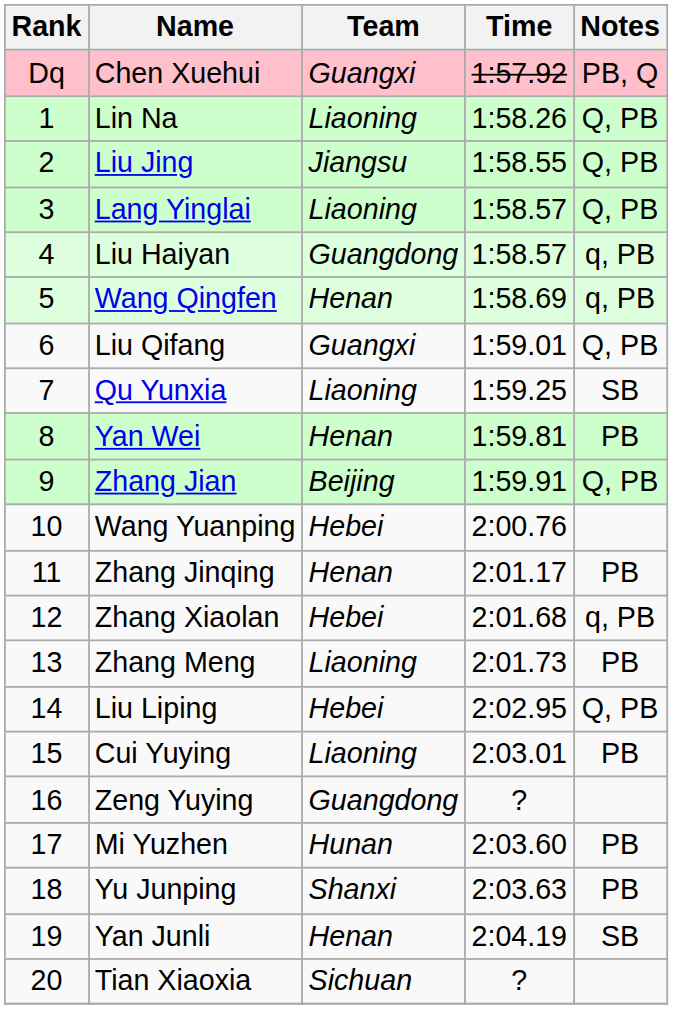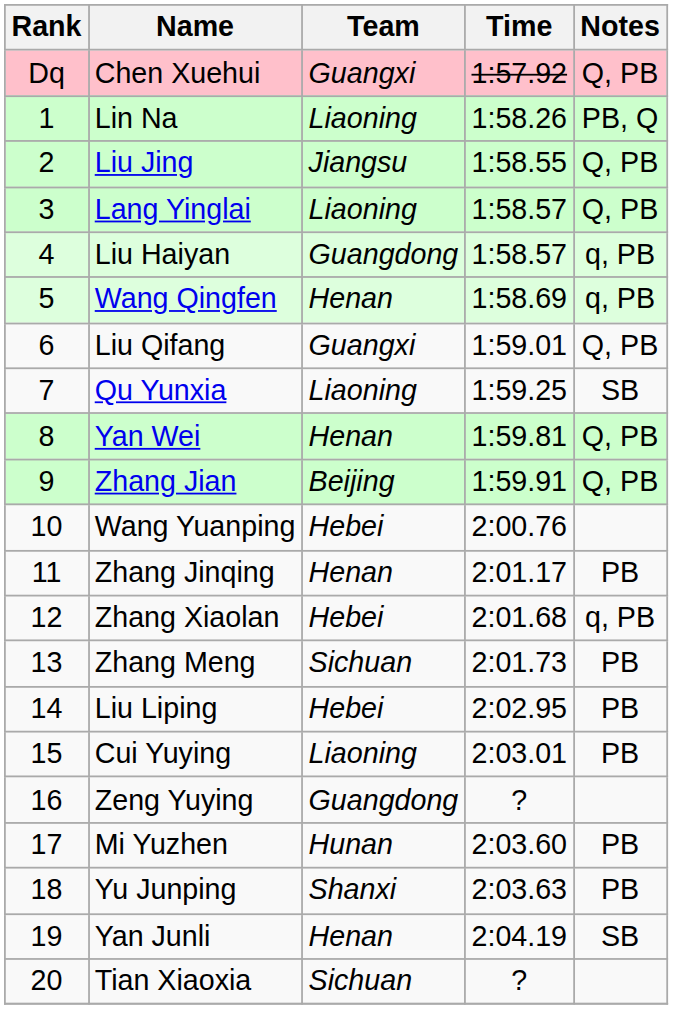(620, 72) PB, Q -> (620, 72) Q, PB
(620, 118) Q, PB -> (620, 118) PB, Q
(620, 436) PB -> (620, 436) Q, PB
(363, 663) Liaoning -> (360, 663) Sichuan
(620, 708) Q, PB -> (620, 708) PB
